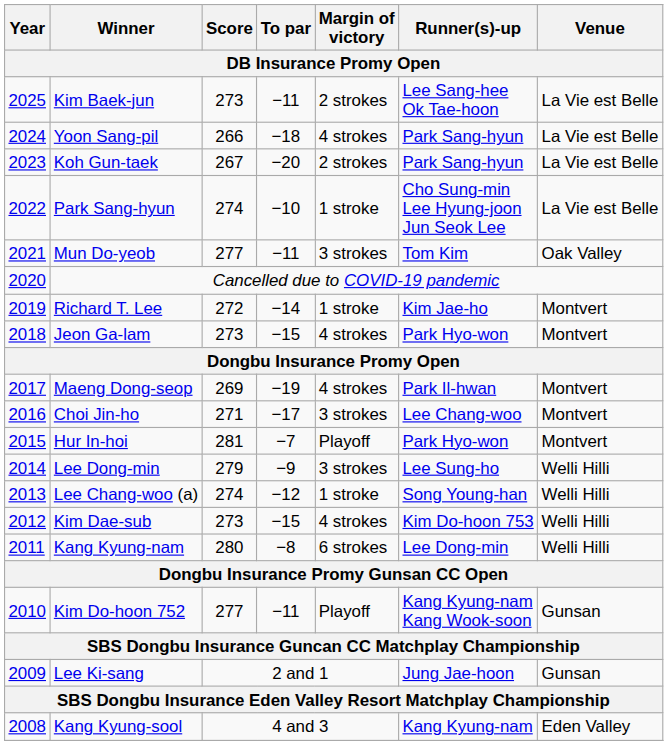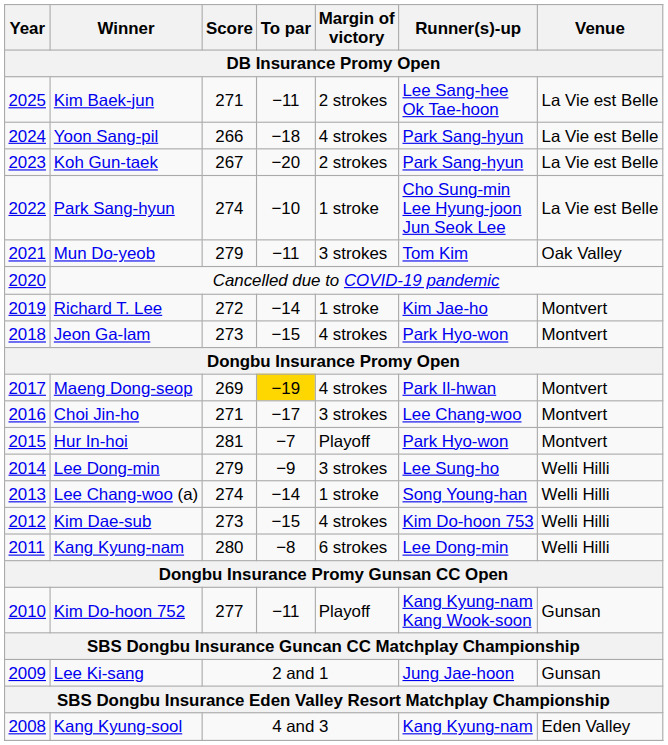(229, 100) 273 -> (229, 100) 271
(229, 254) 277 -> (229, 254) 279
(286, 387) no background -> (286, 387) gold background
(286, 494) −12 -> (286, 494) −14
